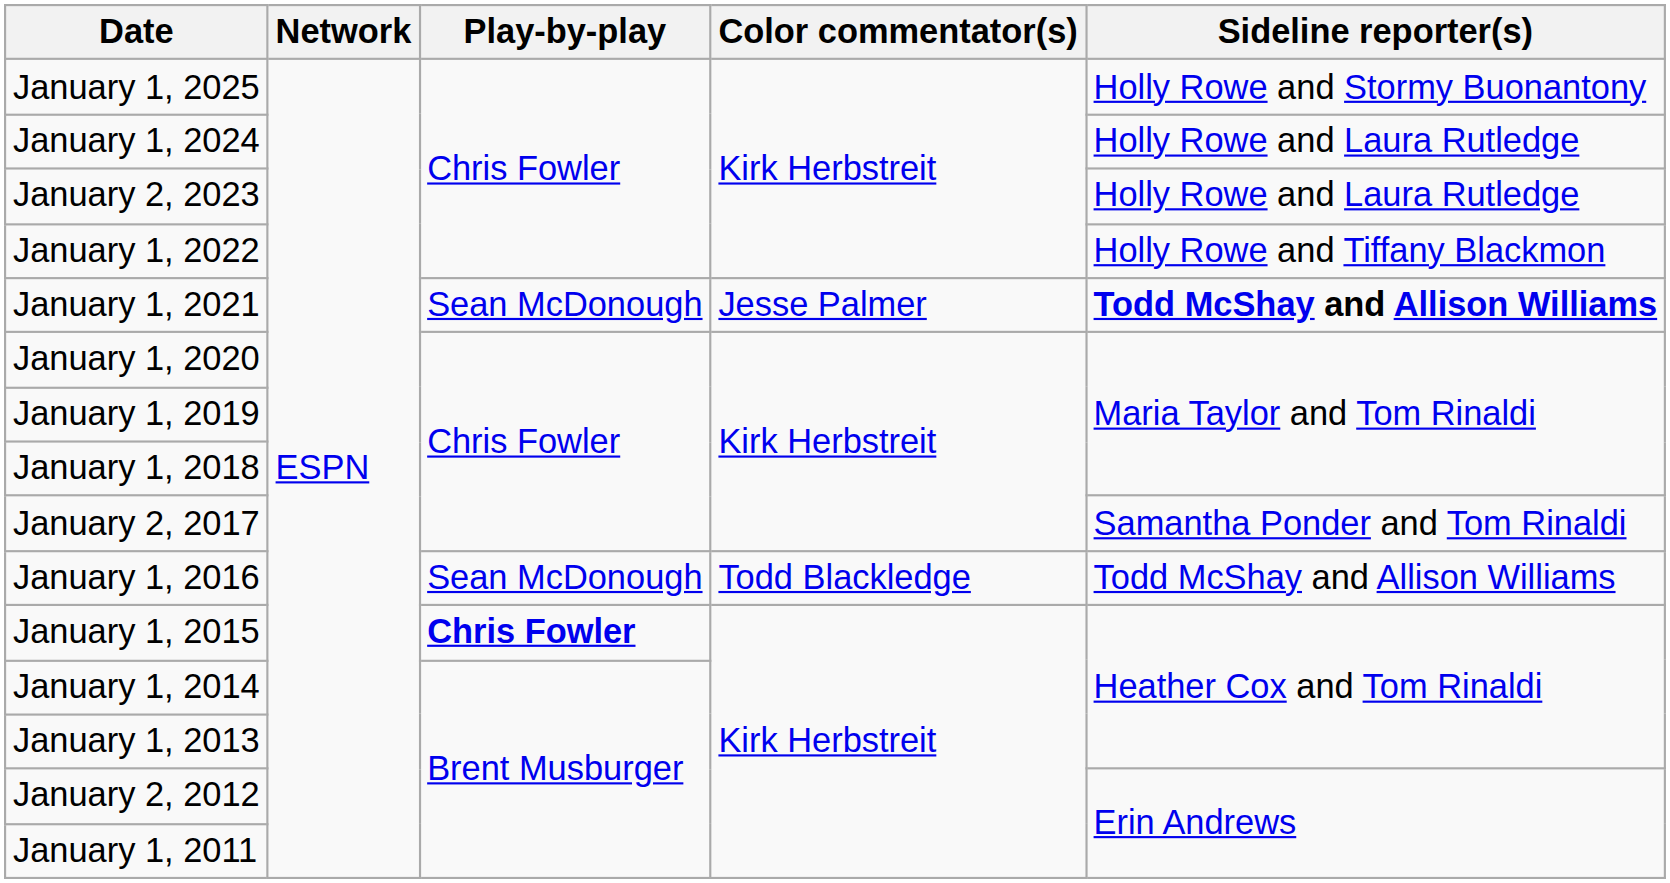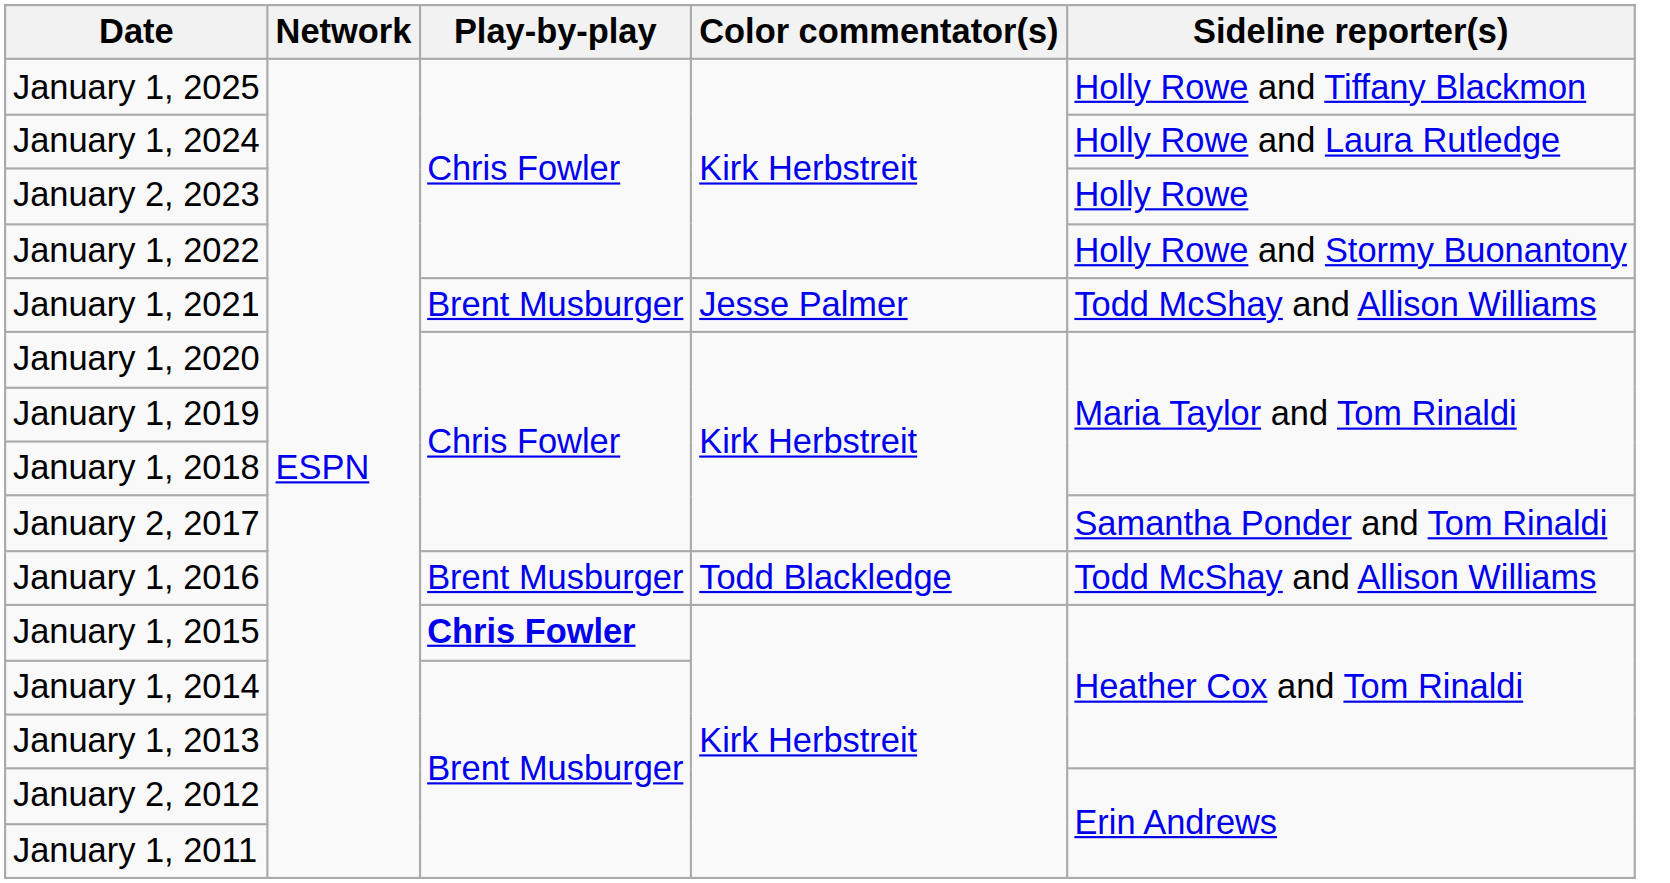(1370, 86) Holly Rowe and Stormy Buonantony -> (1330, 86) Holly Rowe and Tiffany Blackmon
(1336, 195) Holly Rowe and Laura Rutledge -> (1161, 195) Holly Rowe
(1349, 250) Holly Rowe and Tiffany Blackmon -> (1351, 250) Holly Rowe and Stormy Buonantony
(565, 304) Sean McDonough -> (555, 304) Brent Musburger
(1375, 304) bold -> (1335, 304) normal
(565, 577) Sean McDonough -> (555, 577) Brent Musburger
